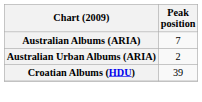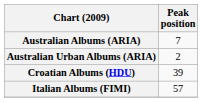+ row: (81, 89)
